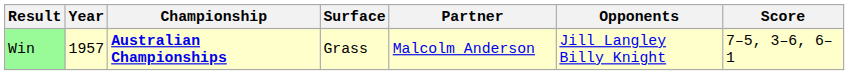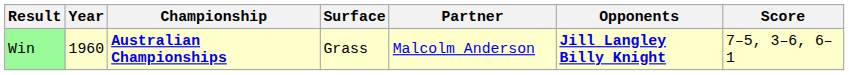(86, 49) 1957 -> (86, 49) 1960
(613, 49) normal -> (613, 49) bold
